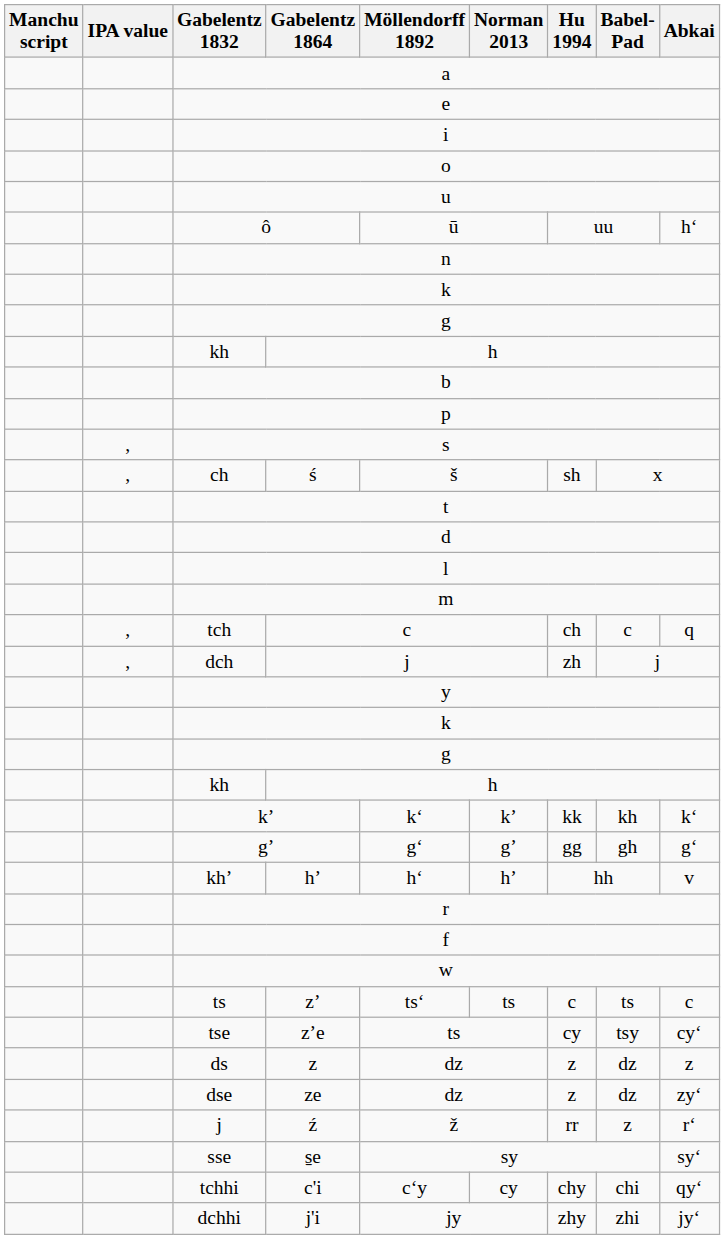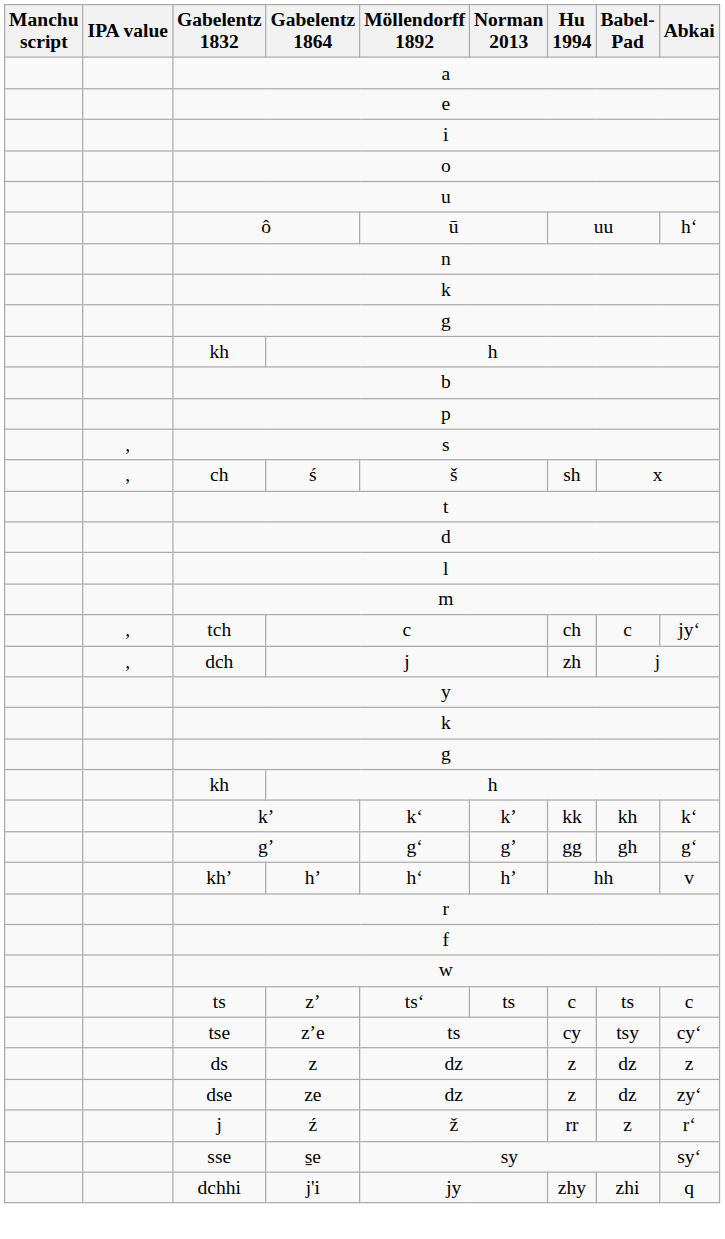(689, 630) q -> (689, 630) jyʻ
- row: (219, 1187)
(689, 1218) jyʻ -> (689, 1187) q
